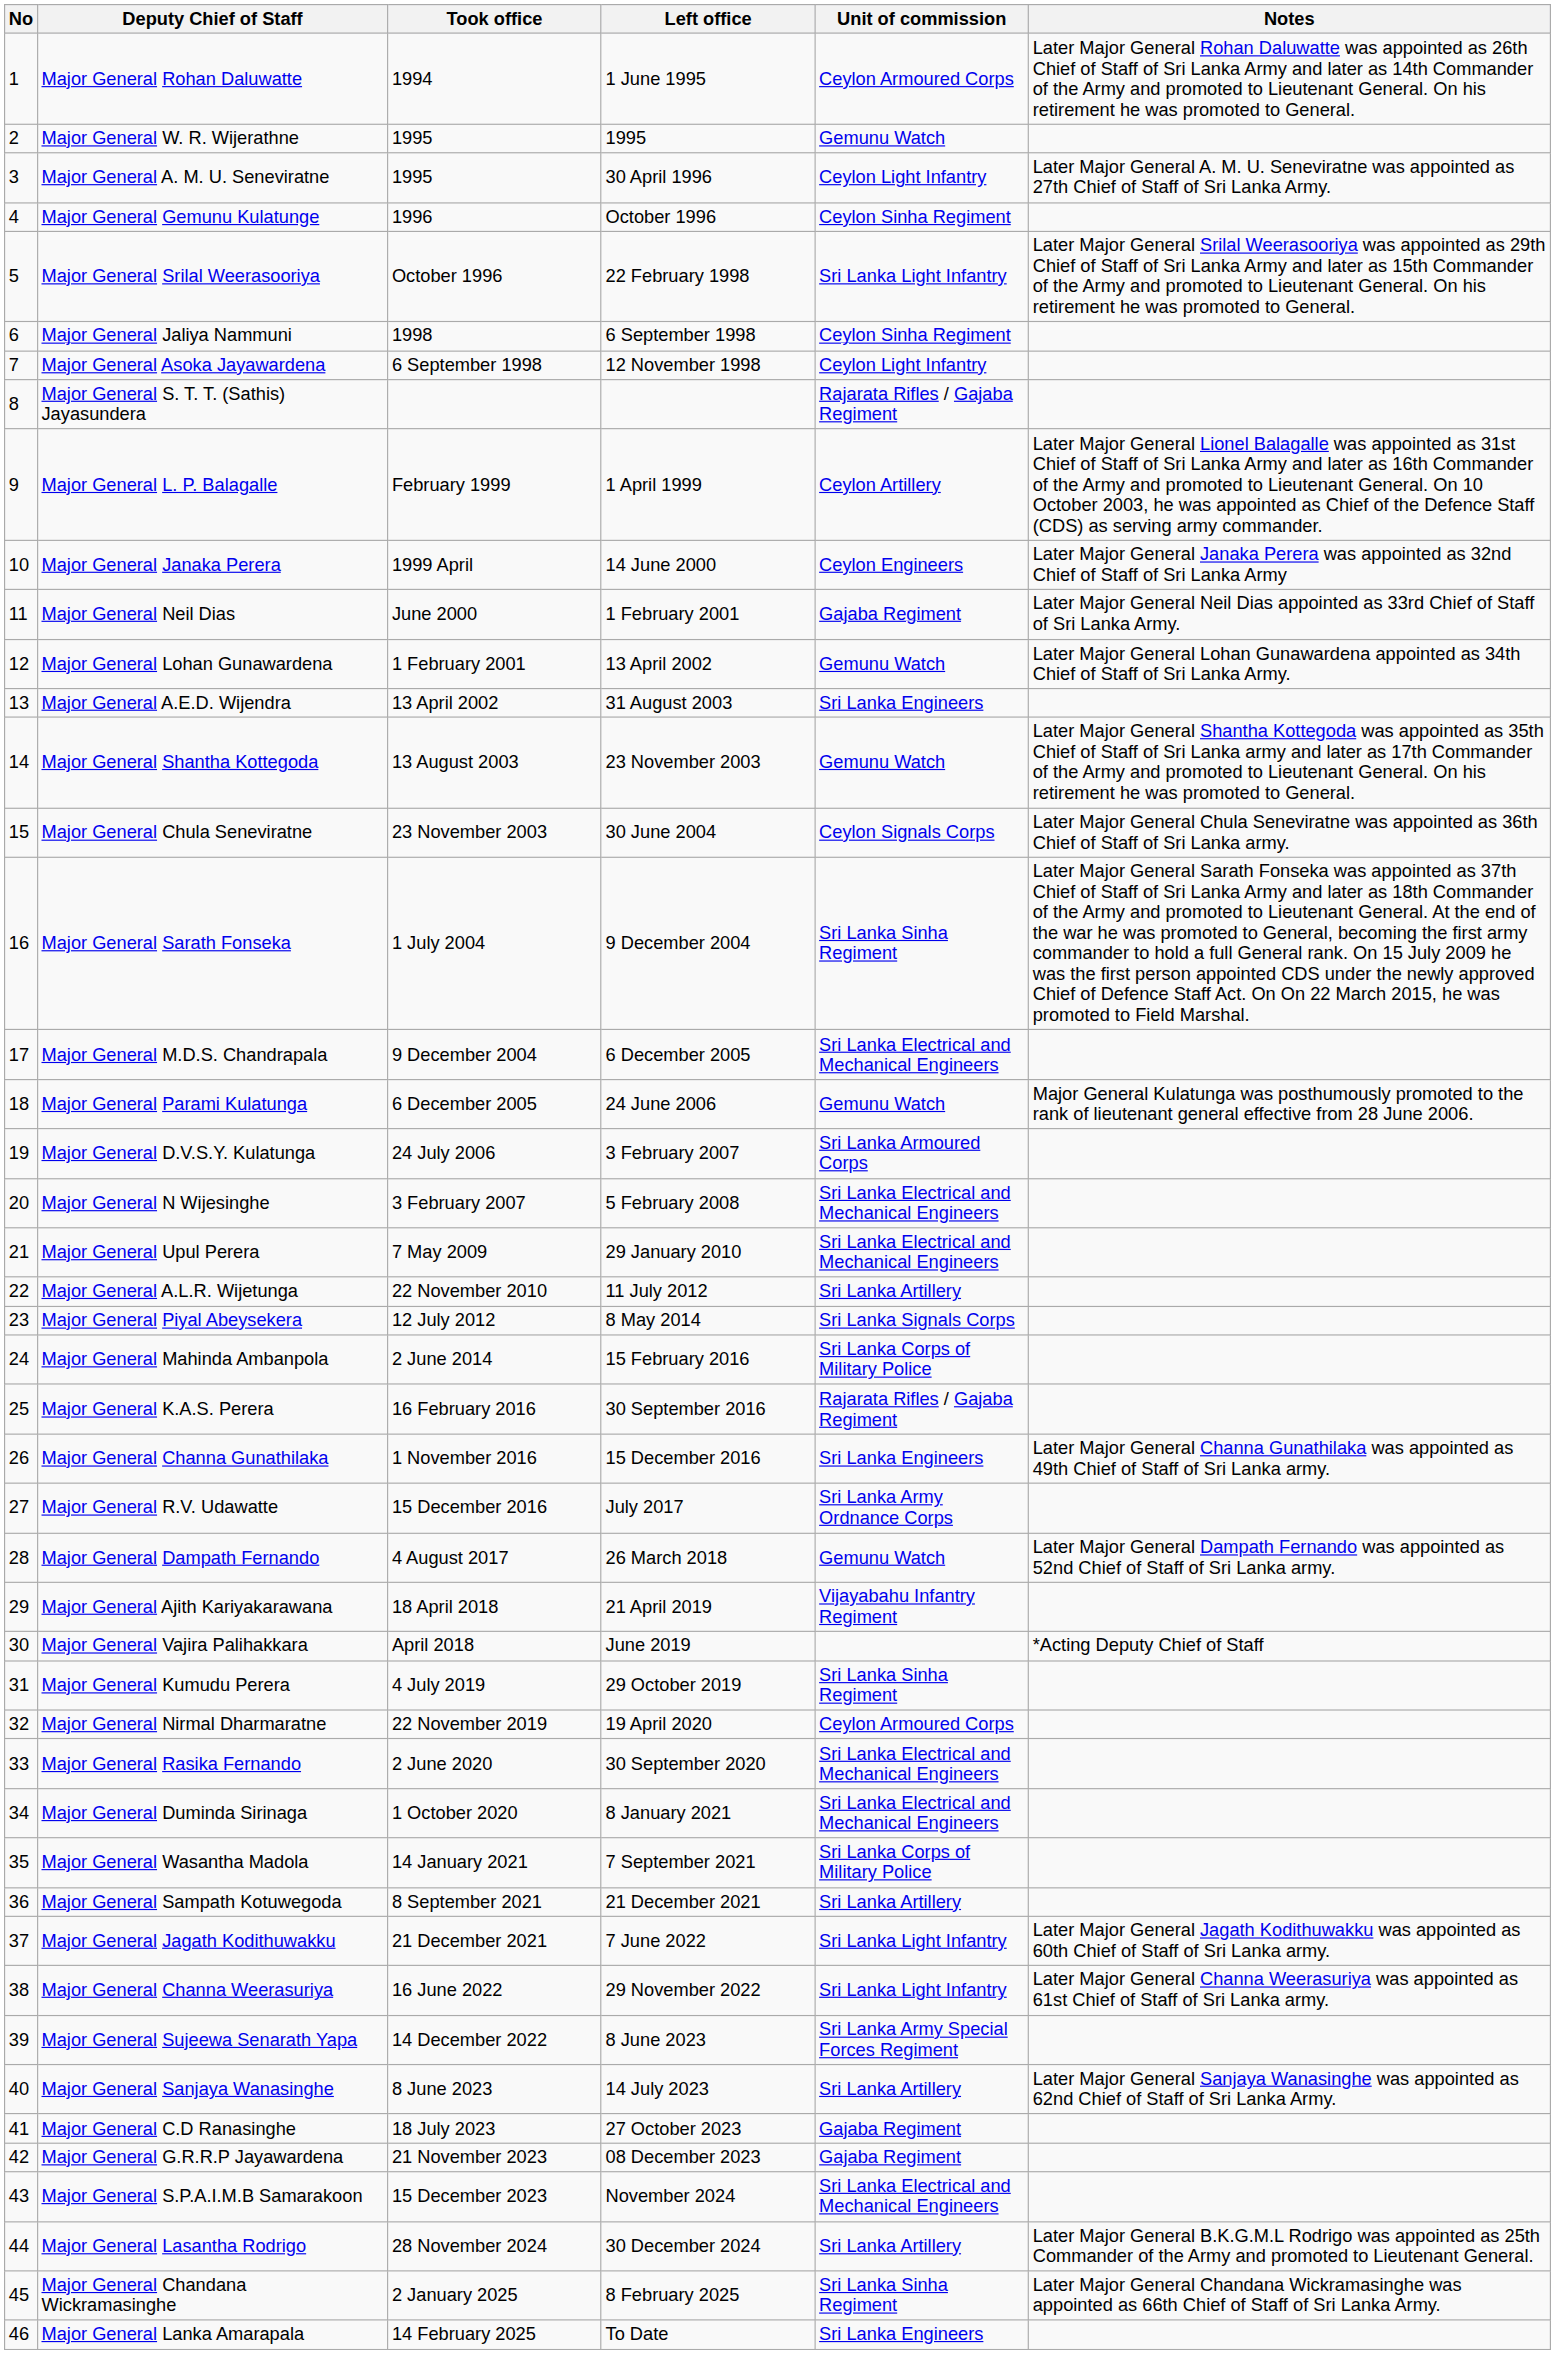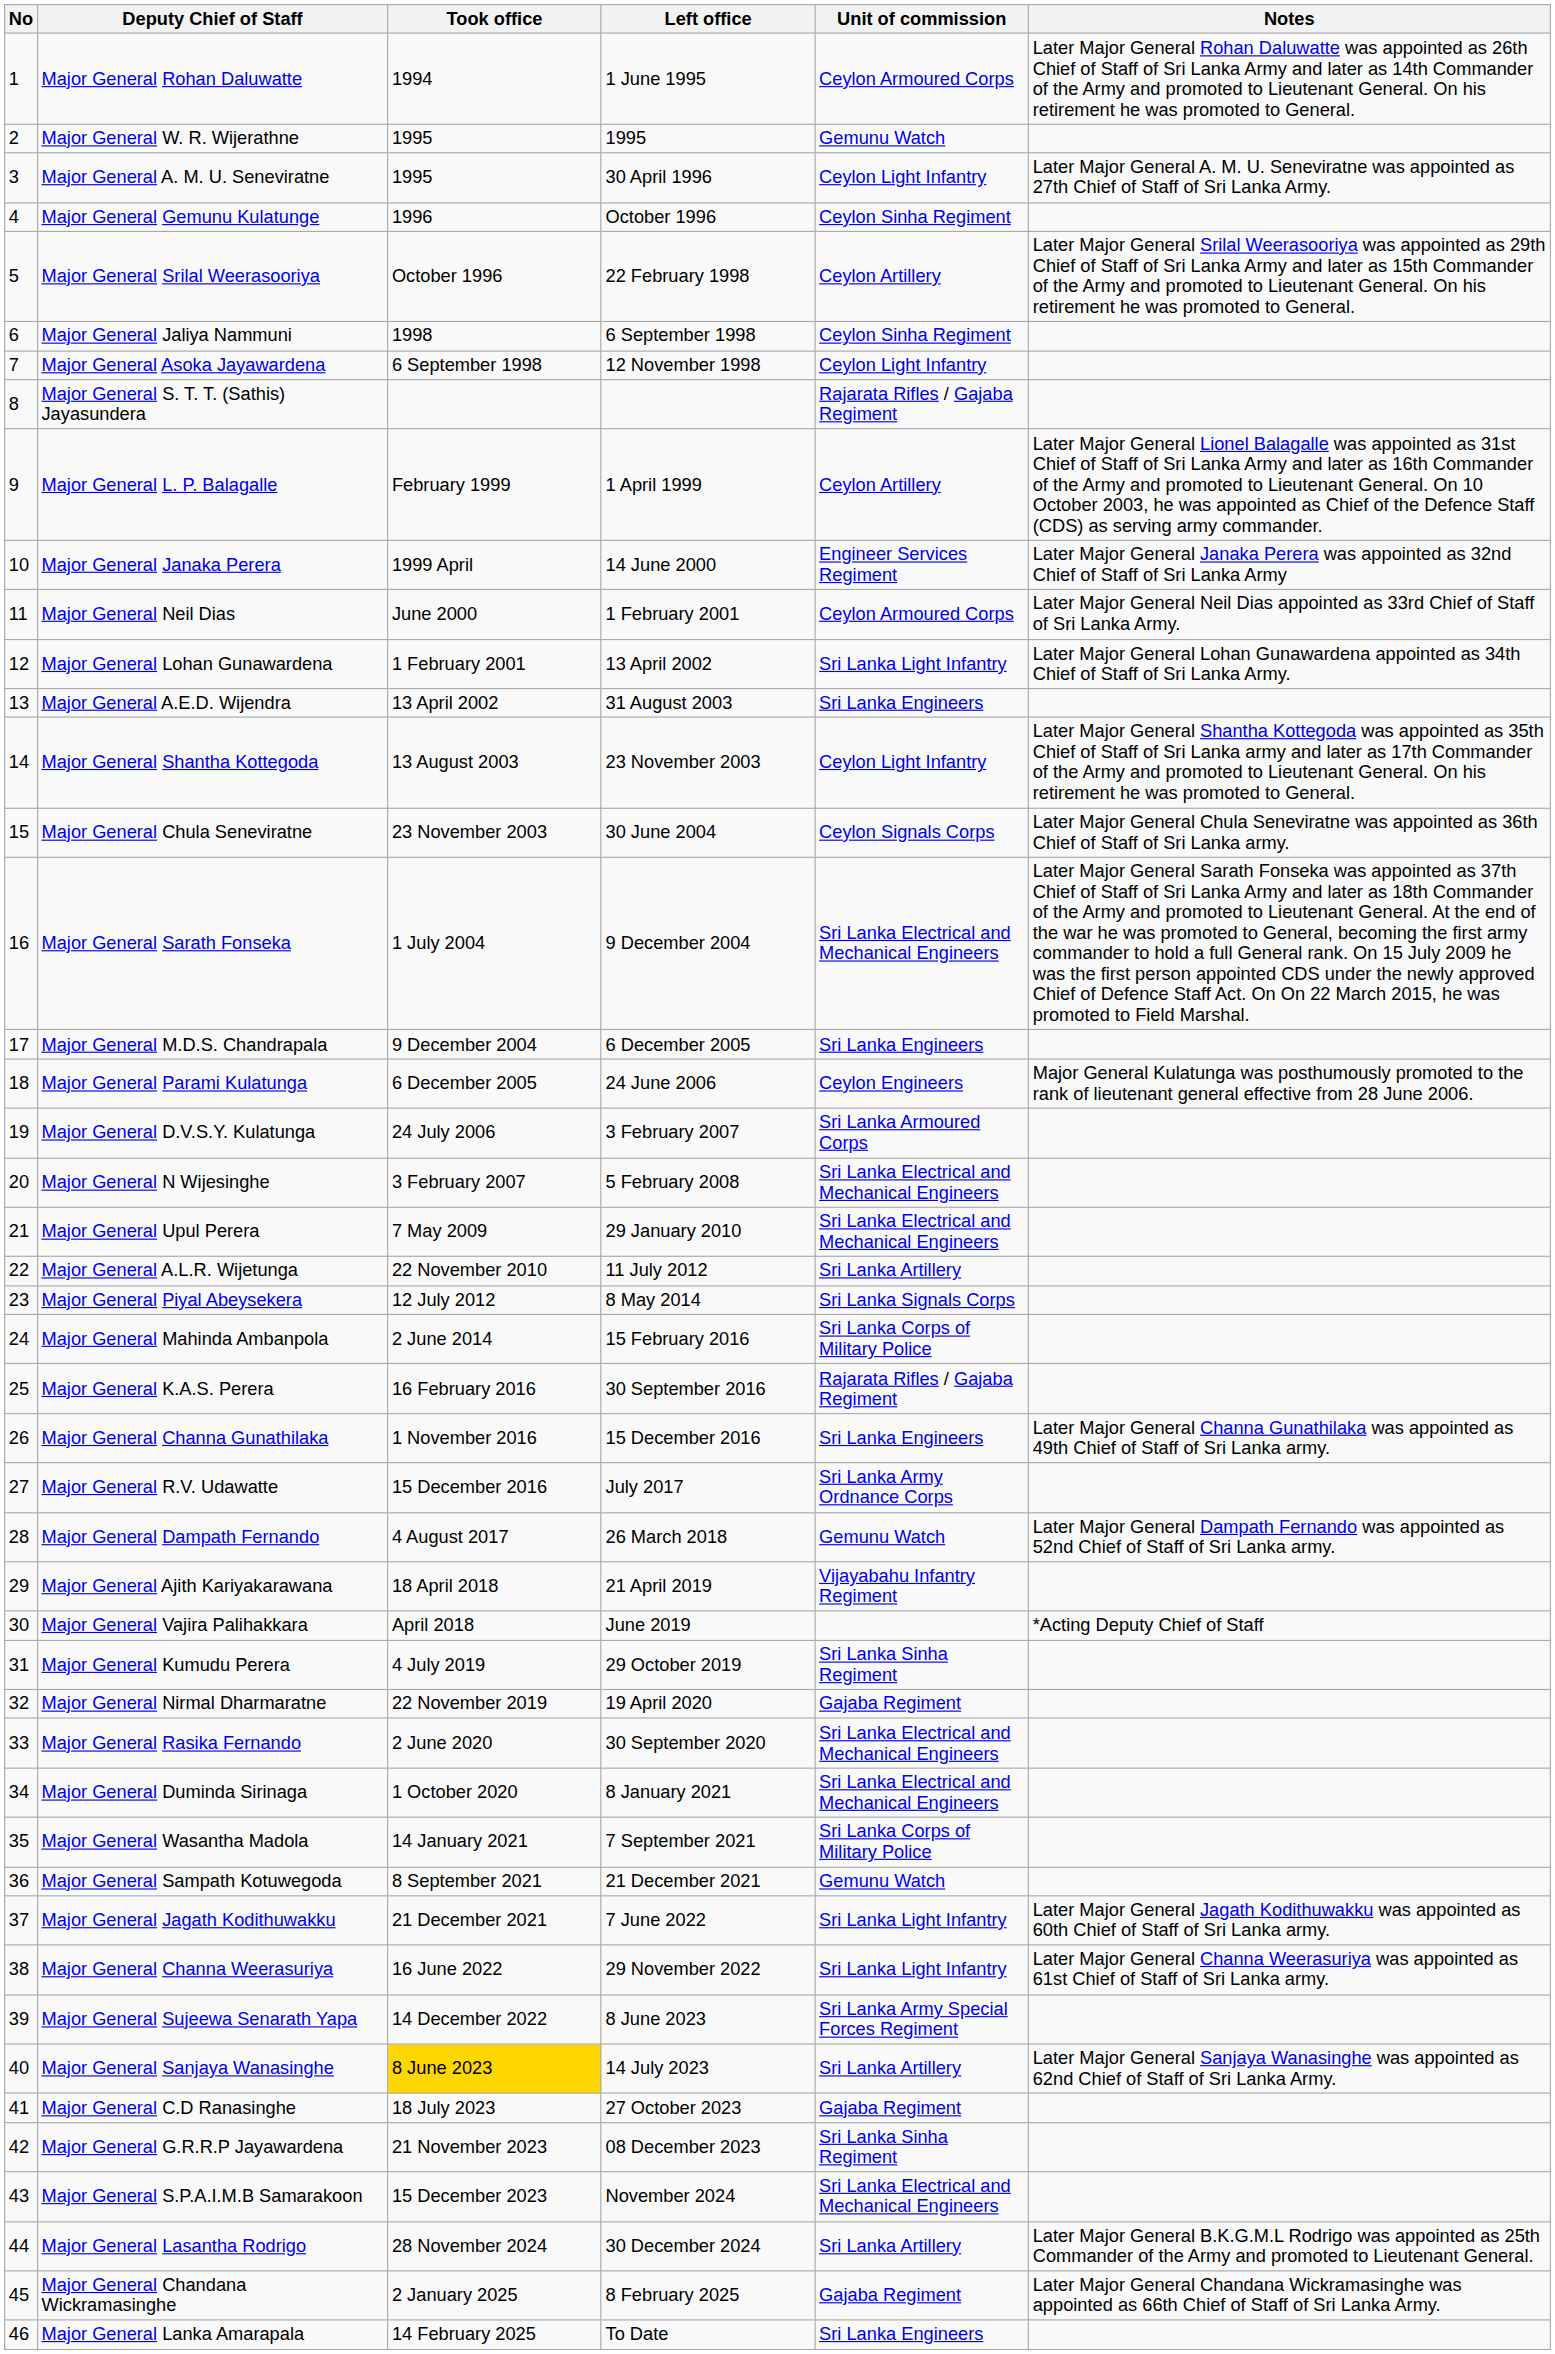(913, 276) Sri Lanka Light Infantry -> (880, 276) Ceylon Artillery
(891, 564) Ceylon Engineers -> (893, 564) Engineer Services Regiment
(890, 614) Gajaba Regiment -> (916, 614) Ceylon Armoured Corps
(882, 663) Gemunu Watch -> (913, 663) Sri Lanka Light Infantry
(882, 762) Gemunu Watch -> (903, 762) Ceylon Light Infantry
(884, 943) Sri Lanka Sinha Regiment -> (915, 943) Sri Lanka Electrical and Mechanical Engineers
(915, 1054) Sri Lanka Electrical and Mechanical Engineers -> (901, 1044) Sri Lanka Engineers
(882, 1103) Gemunu Watch -> (891, 1083) Ceylon Engineers
(916, 1724) Ceylon Armoured Corps -> (890, 1703) Gajaba Regiment
(890, 1901) Sri Lanka Artillery -> (882, 1881) Gemunu Watch
(442, 2089) no background -> (442, 2068) gold background
(890, 2157) Gajaba Regiment -> (884, 2147) Sri Lanka Sinha Regiment
(884, 2295) Sri Lanka Sinha Regiment -> (890, 2295) Gajaba Regiment
